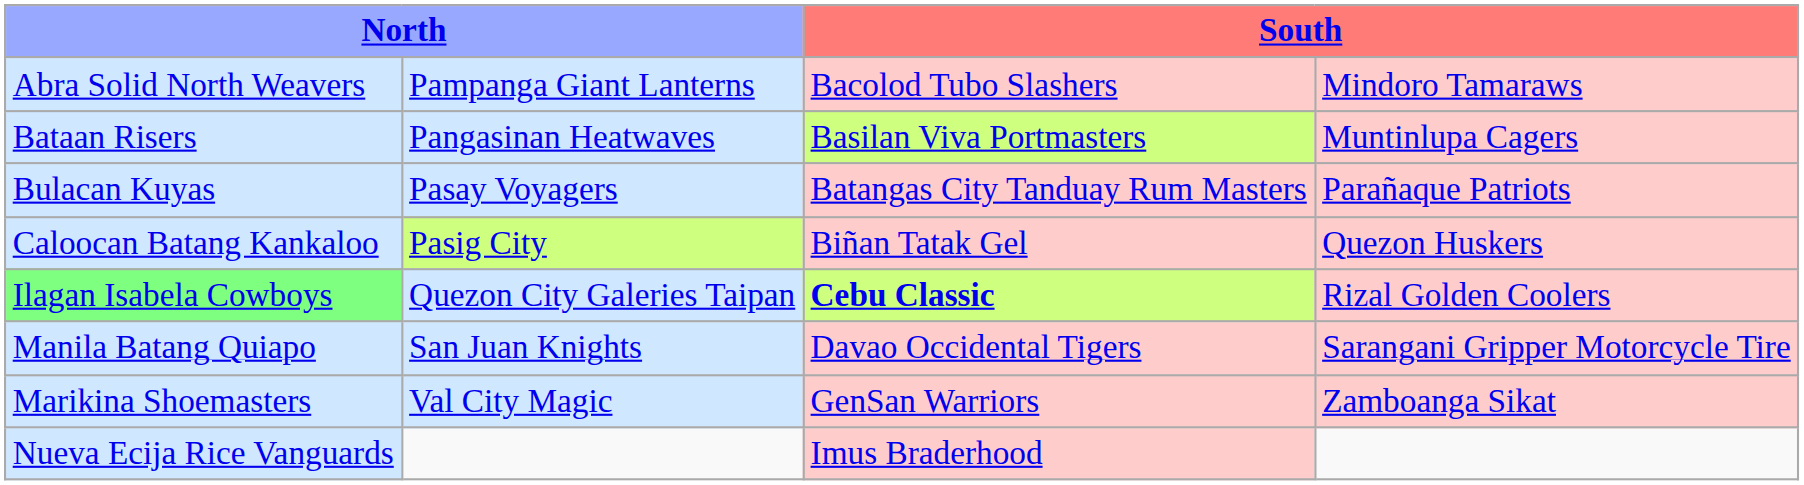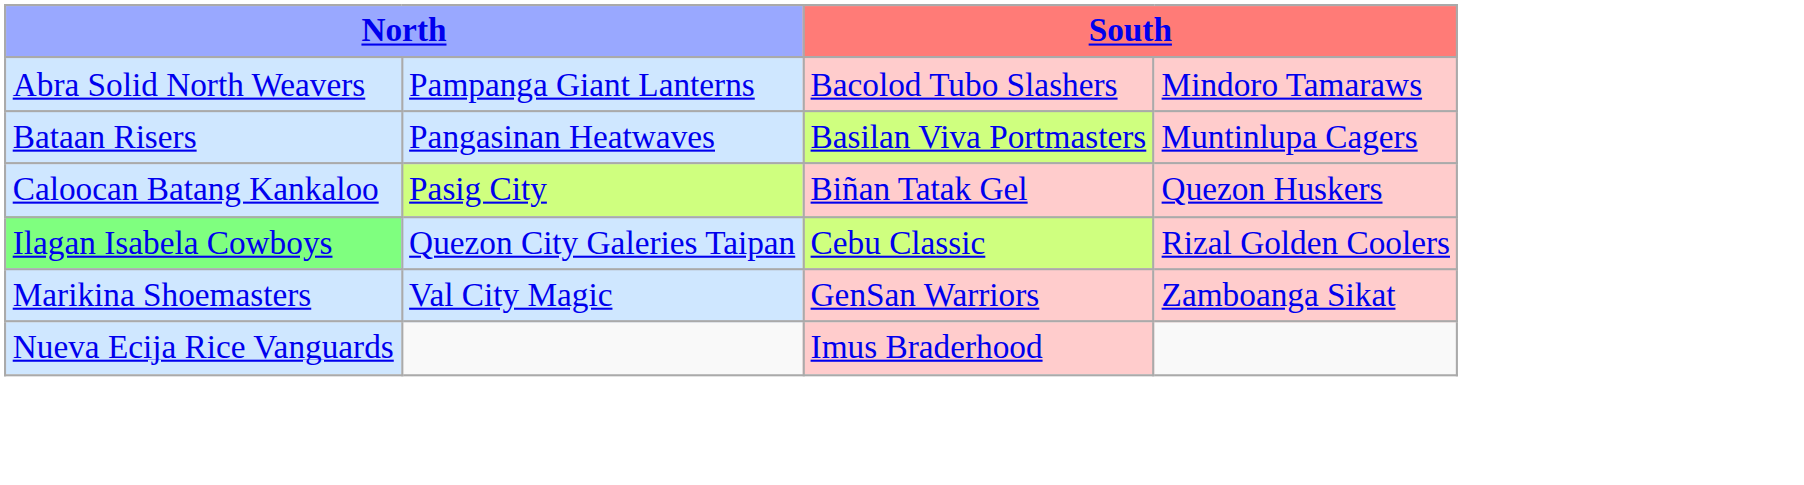- row: (114, 189)
(903, 294) bold -> (898, 242) normal
- row: (164, 347)
